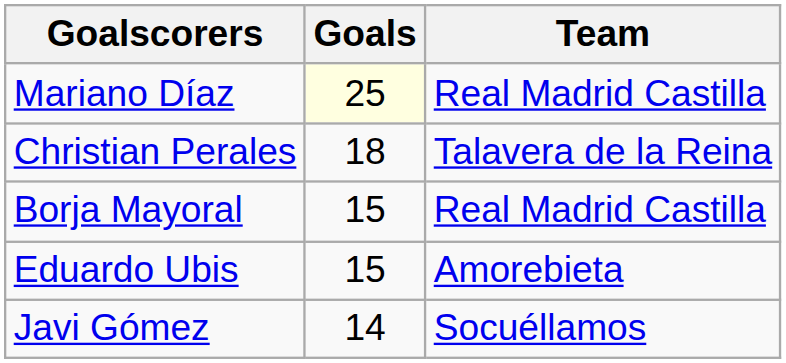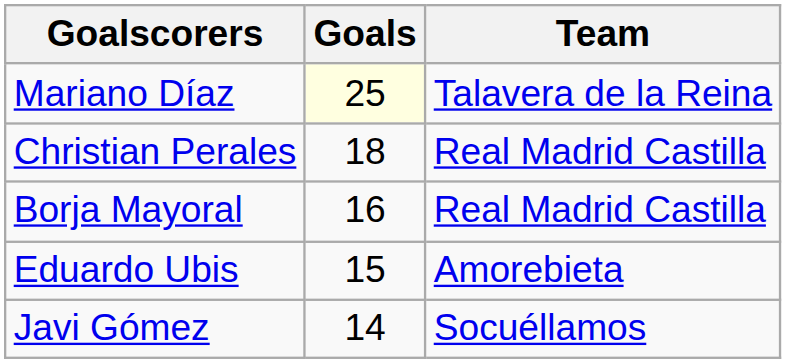(600, 92) Real Madrid Castilla -> (603, 92) Talavera de la Reina
(603, 151) Talavera de la Reina -> (600, 151) Real Madrid Castilla
(365, 210) 15 -> (365, 210) 16
